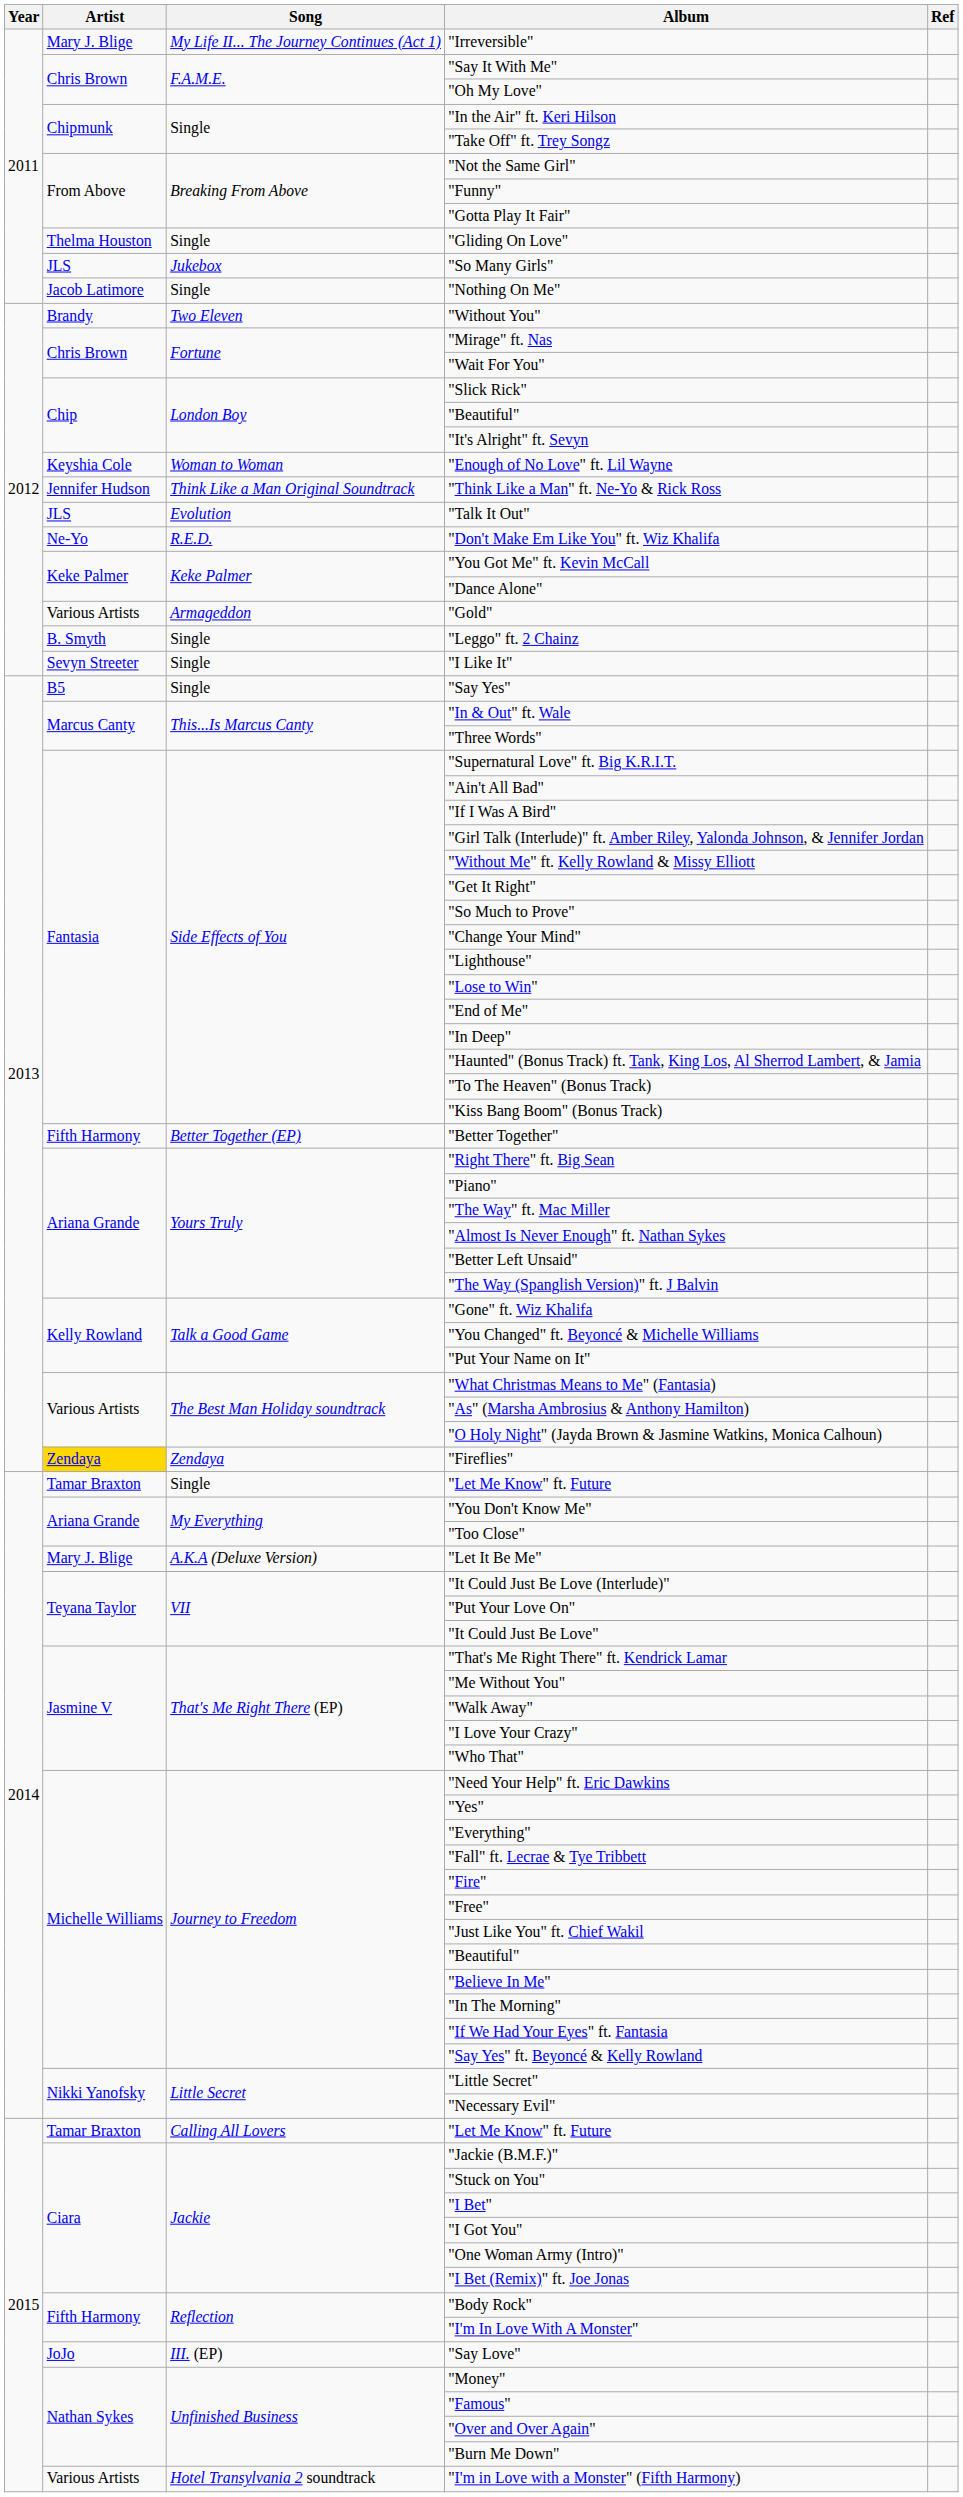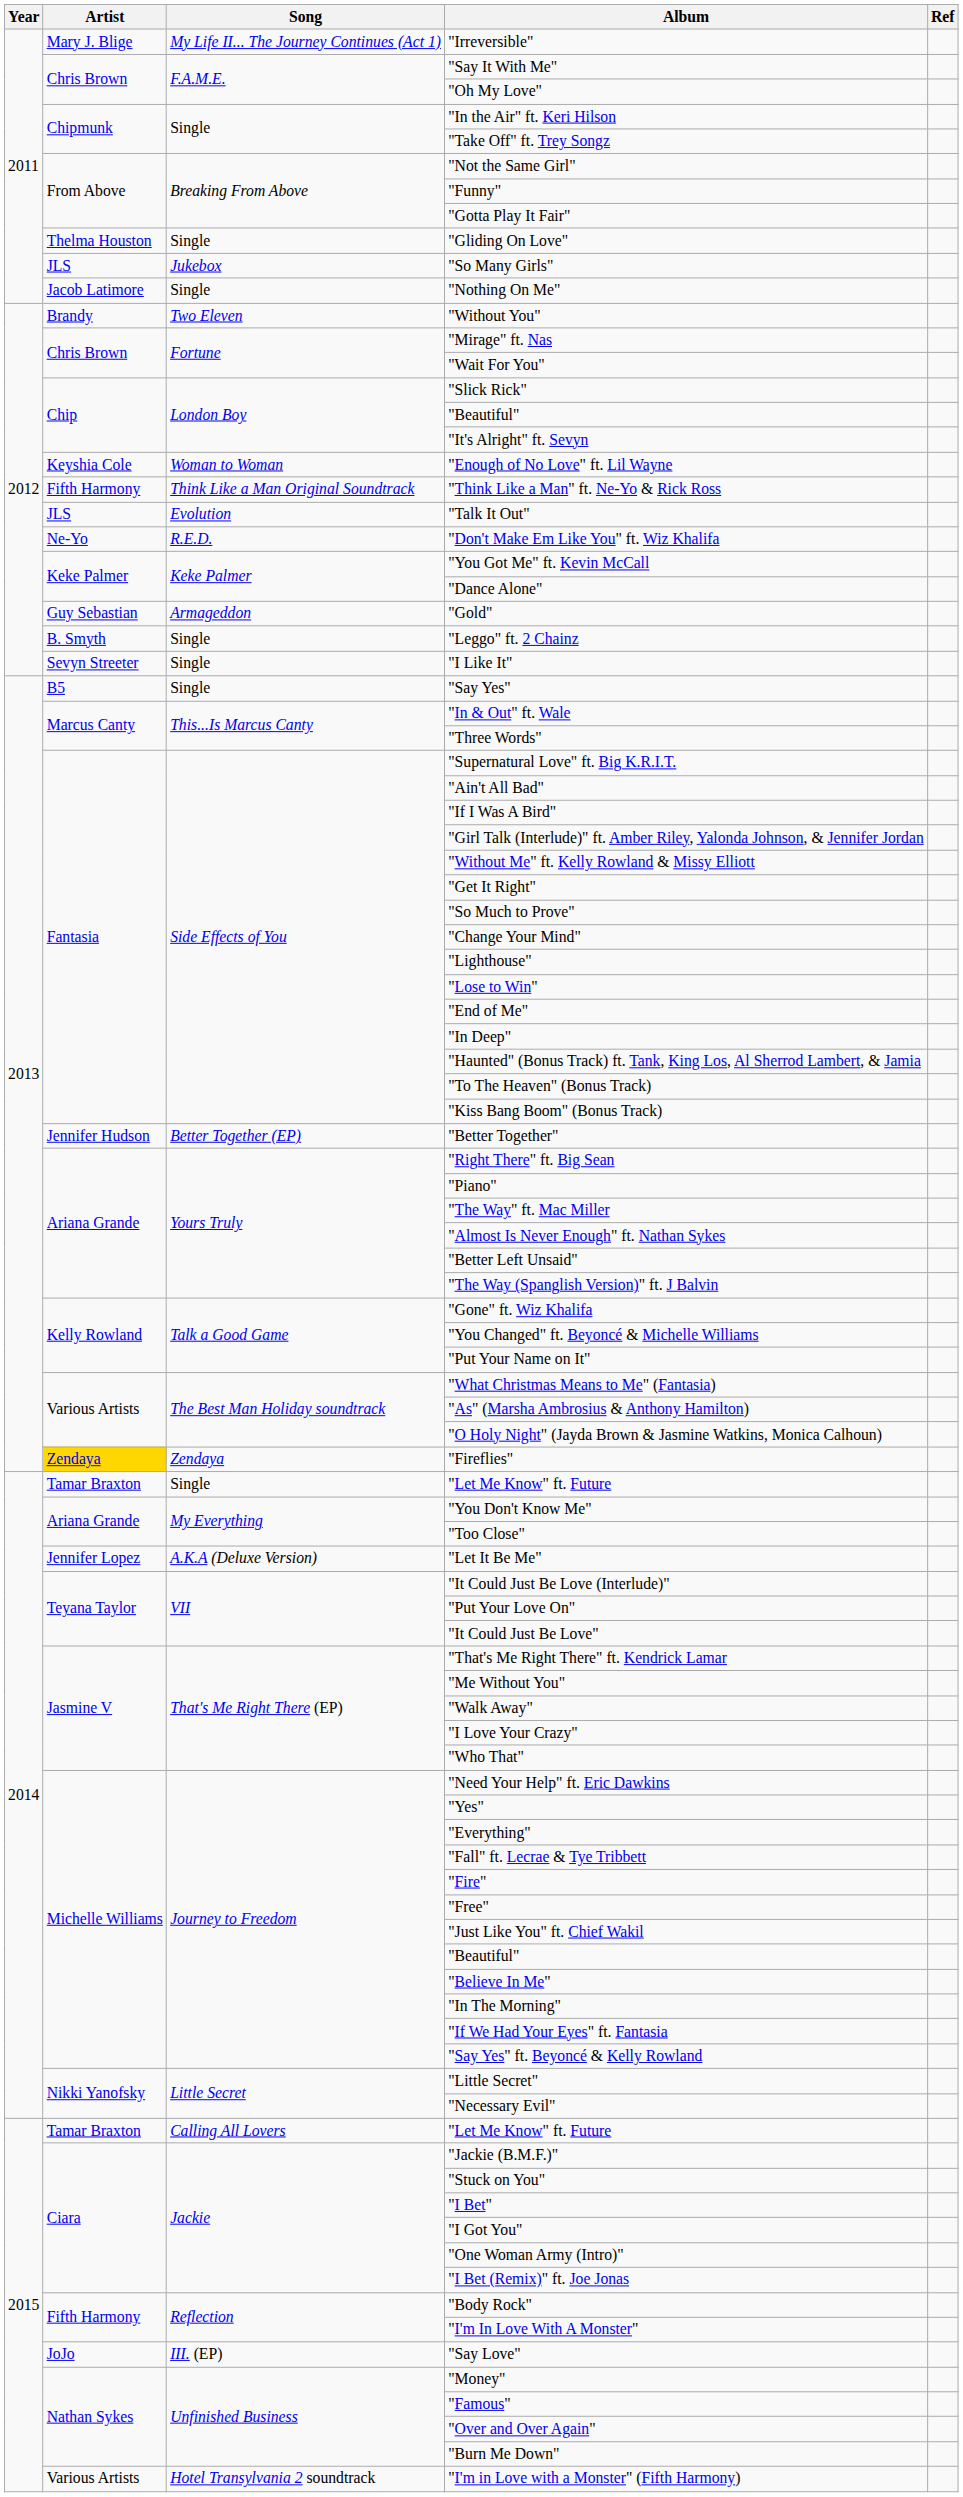(98, 489) Jennifer Hudson -> (94, 489) Fifth Harmony
(93, 613) Various Artists -> (92, 613) Guy Sebastian
(94, 1135) Fifth Harmony -> (98, 1135) Jennifer Hudson
(90, 1558) Mary J. Blige -> (93, 1558) Jennifer Lopez
